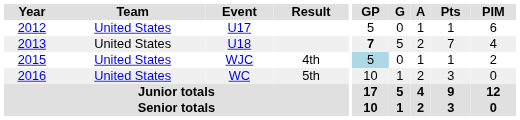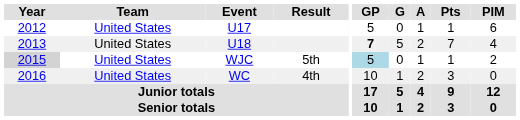(32, 60) no background -> (32, 60) lightgrey background
(311, 60) 4th -> (311, 60) 5th
(311, 76) 5th -> (311, 76) 4th
